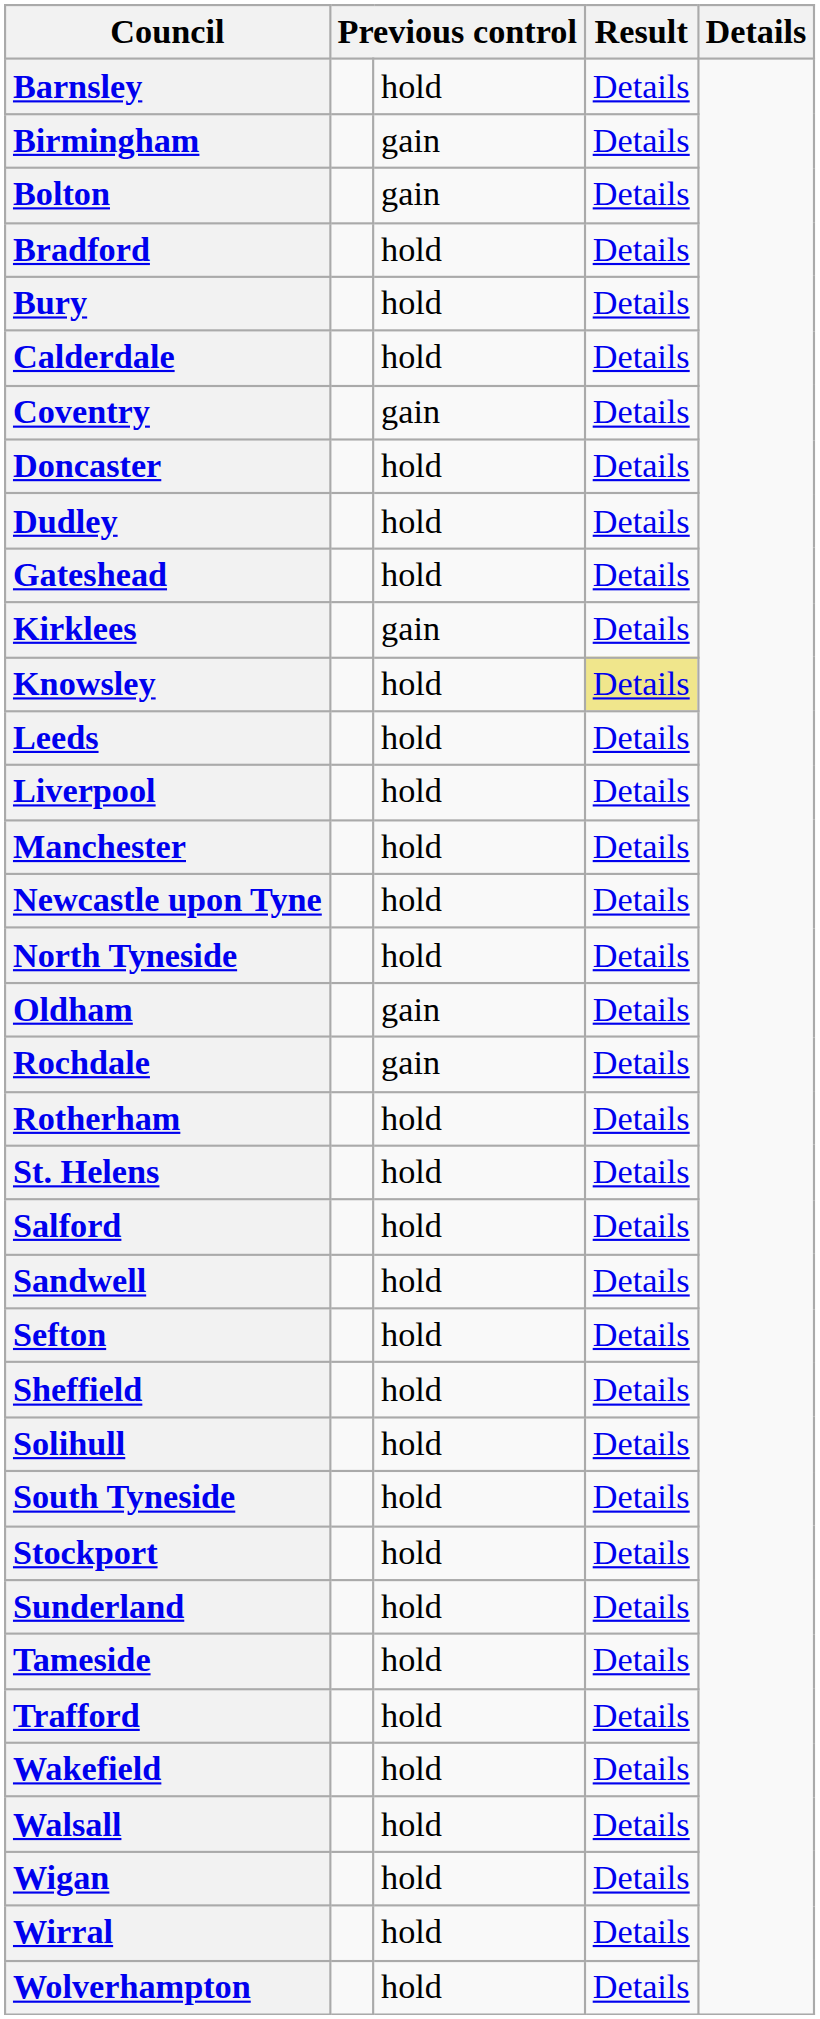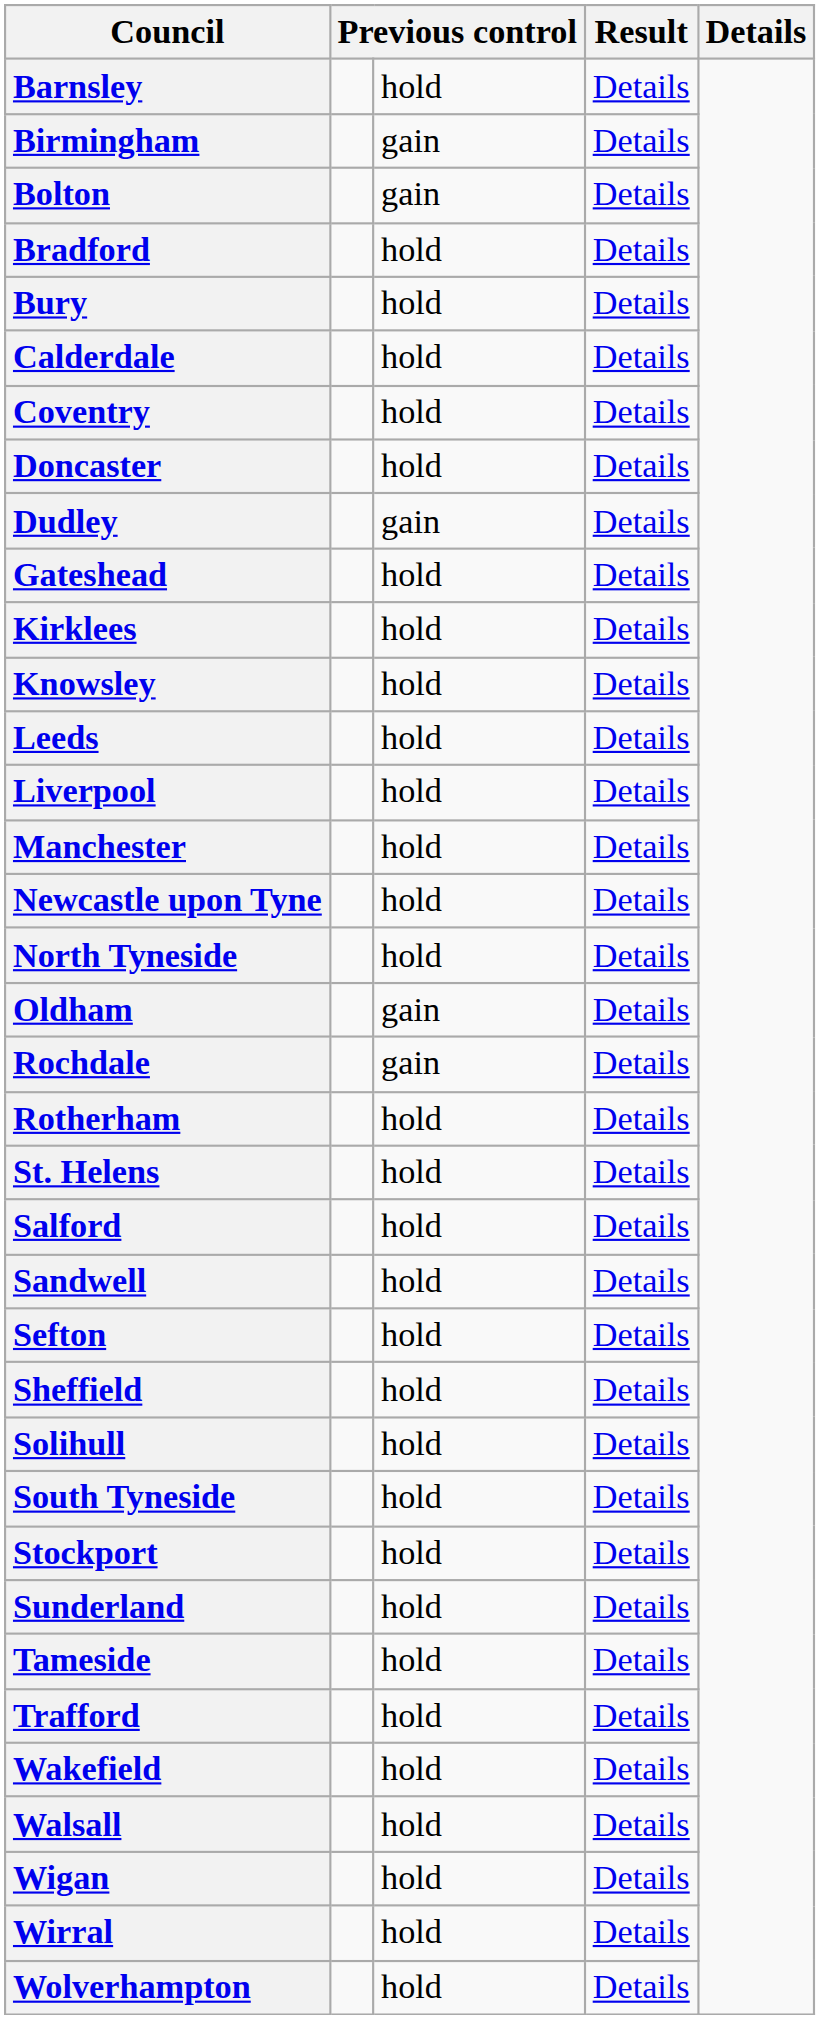(411, 411) gain -> (412, 411) hold
(412, 520) hold -> (411, 520) gain
(411, 628) gain -> (412, 628) hold
(641, 683) khaki background -> (641, 683) no background
